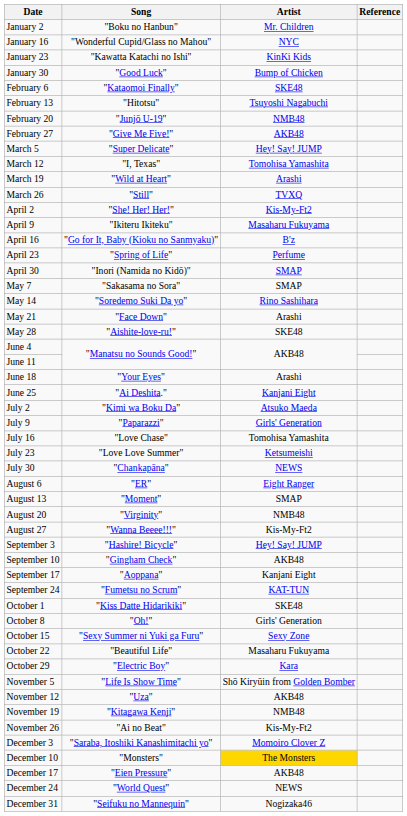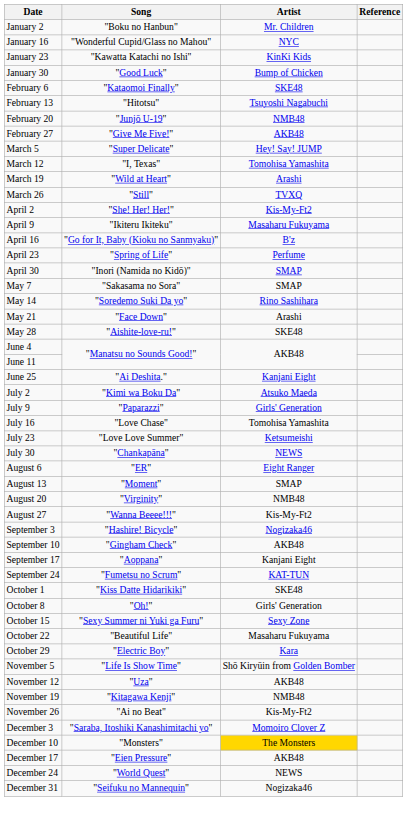- row: (21, 377)
(289, 544) Hey! Say! JUMP -> (289, 529) Nogizaka46
